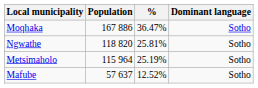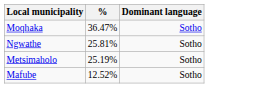- column: (110, 12)
